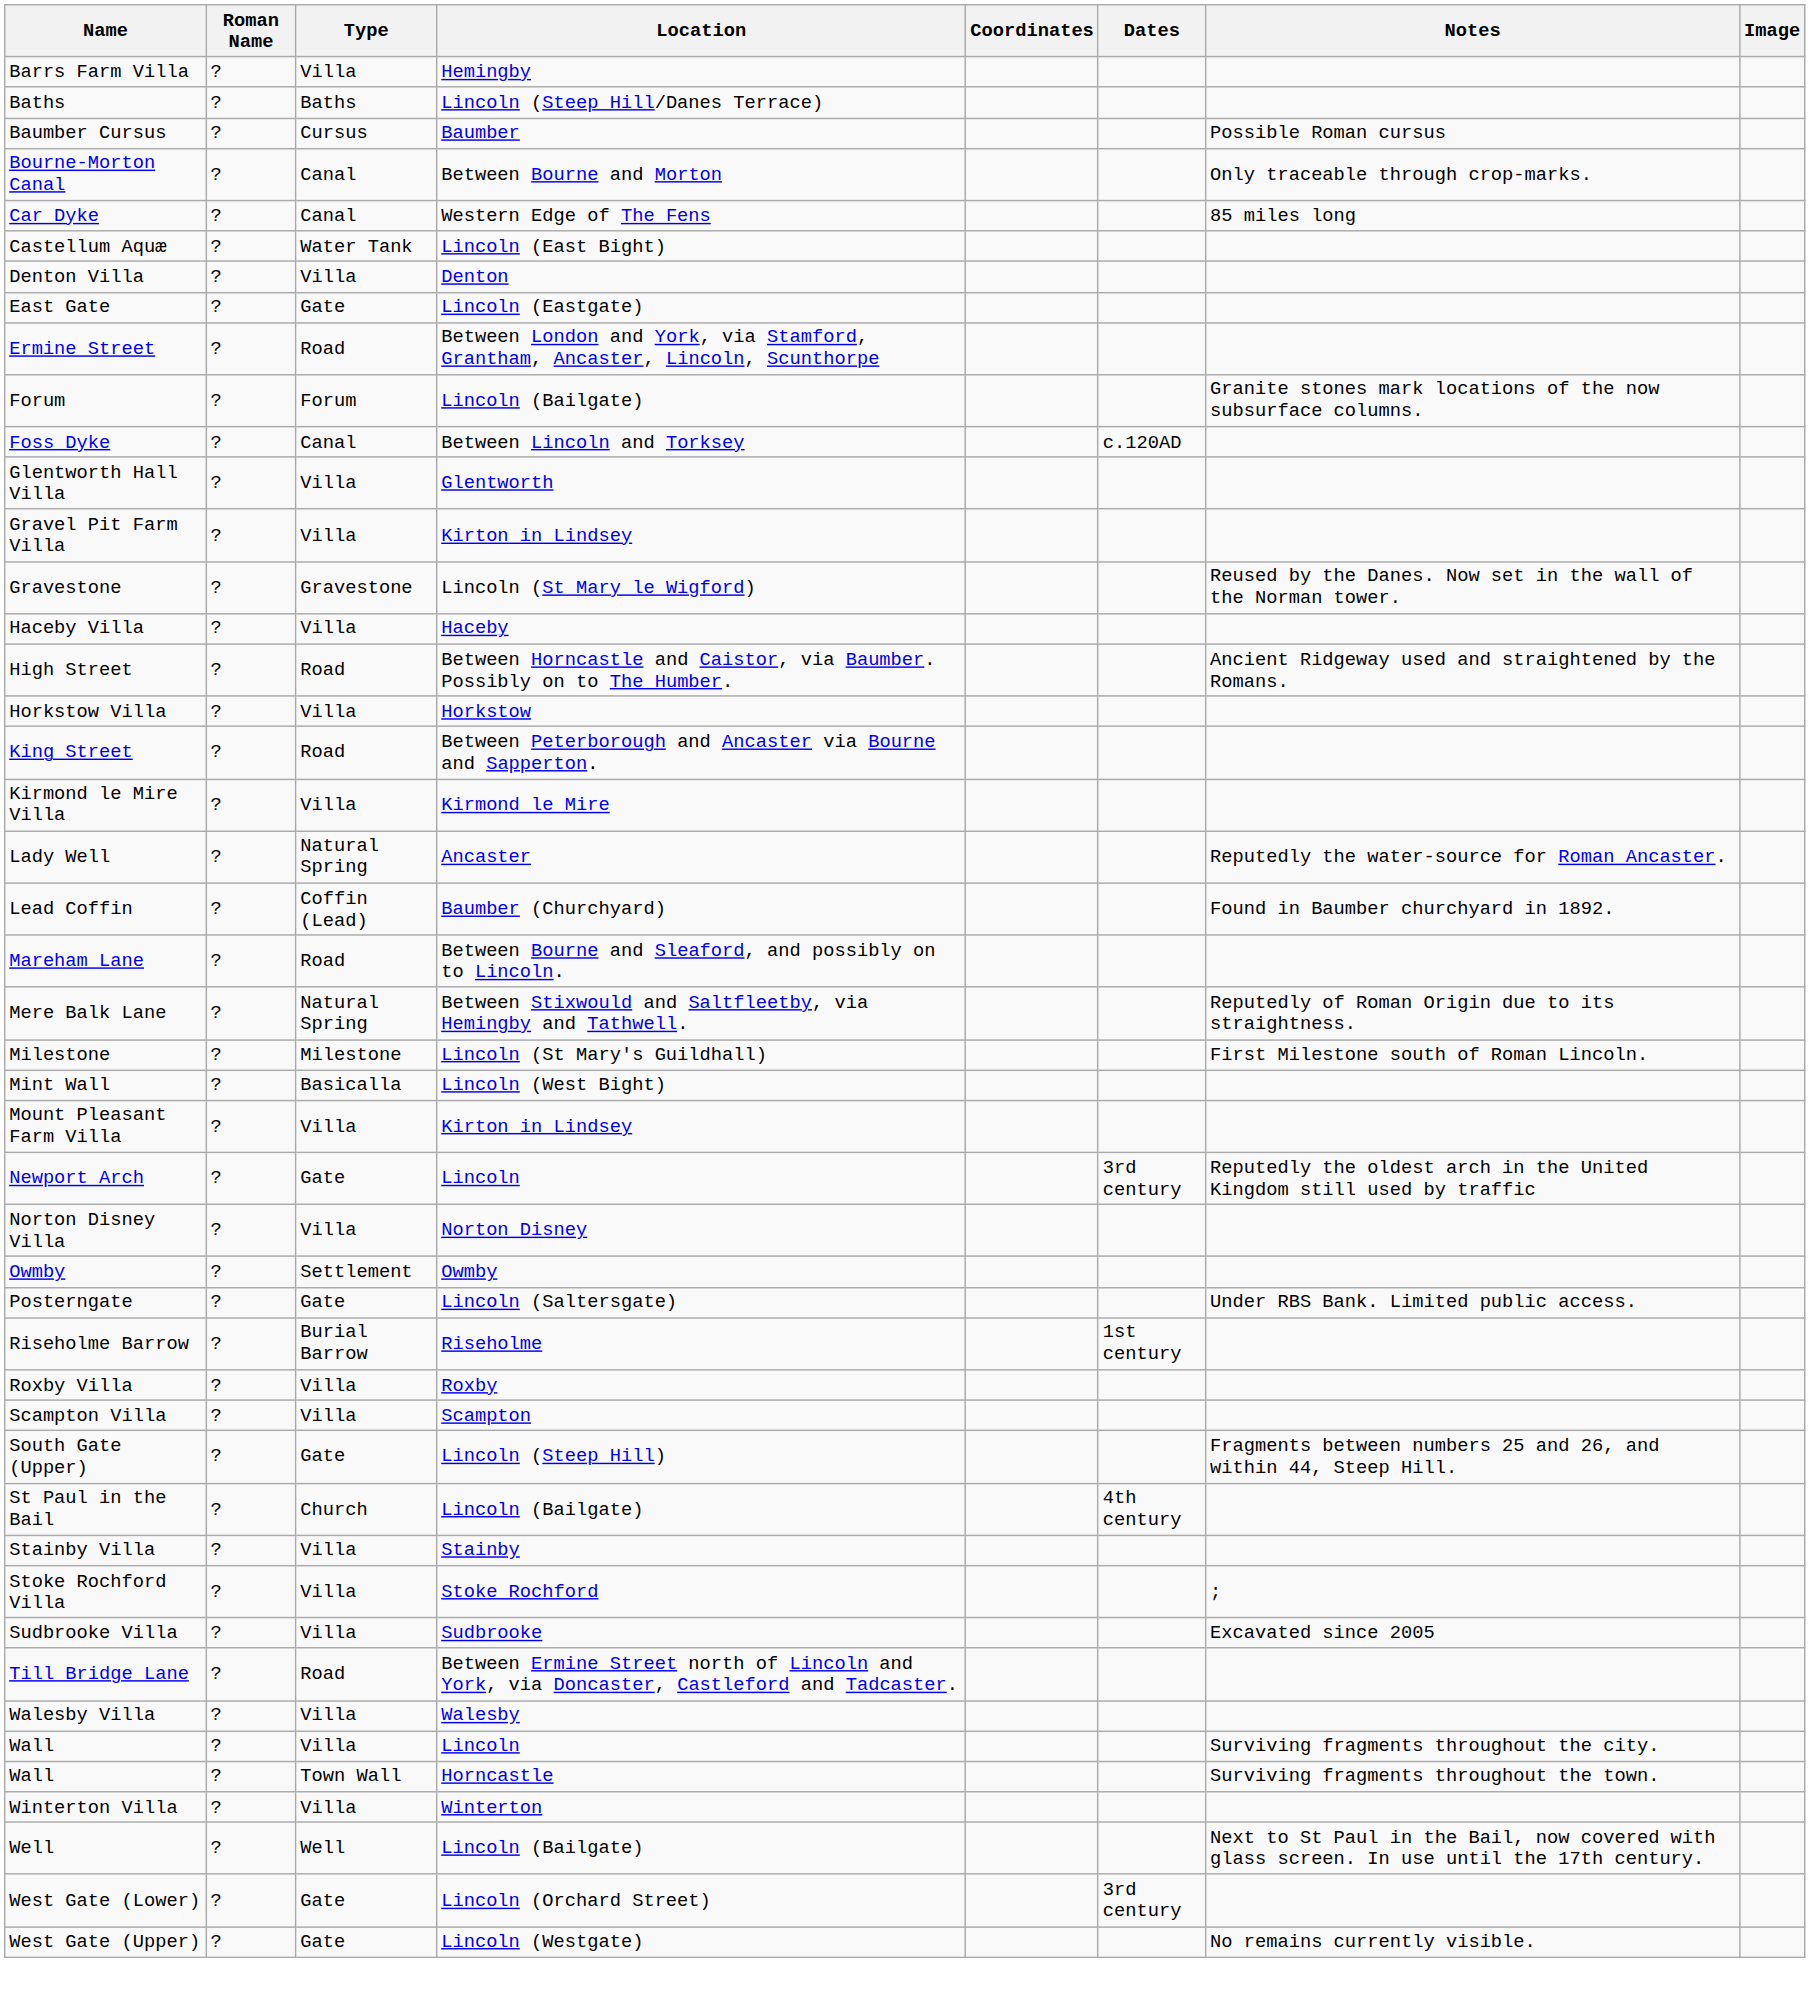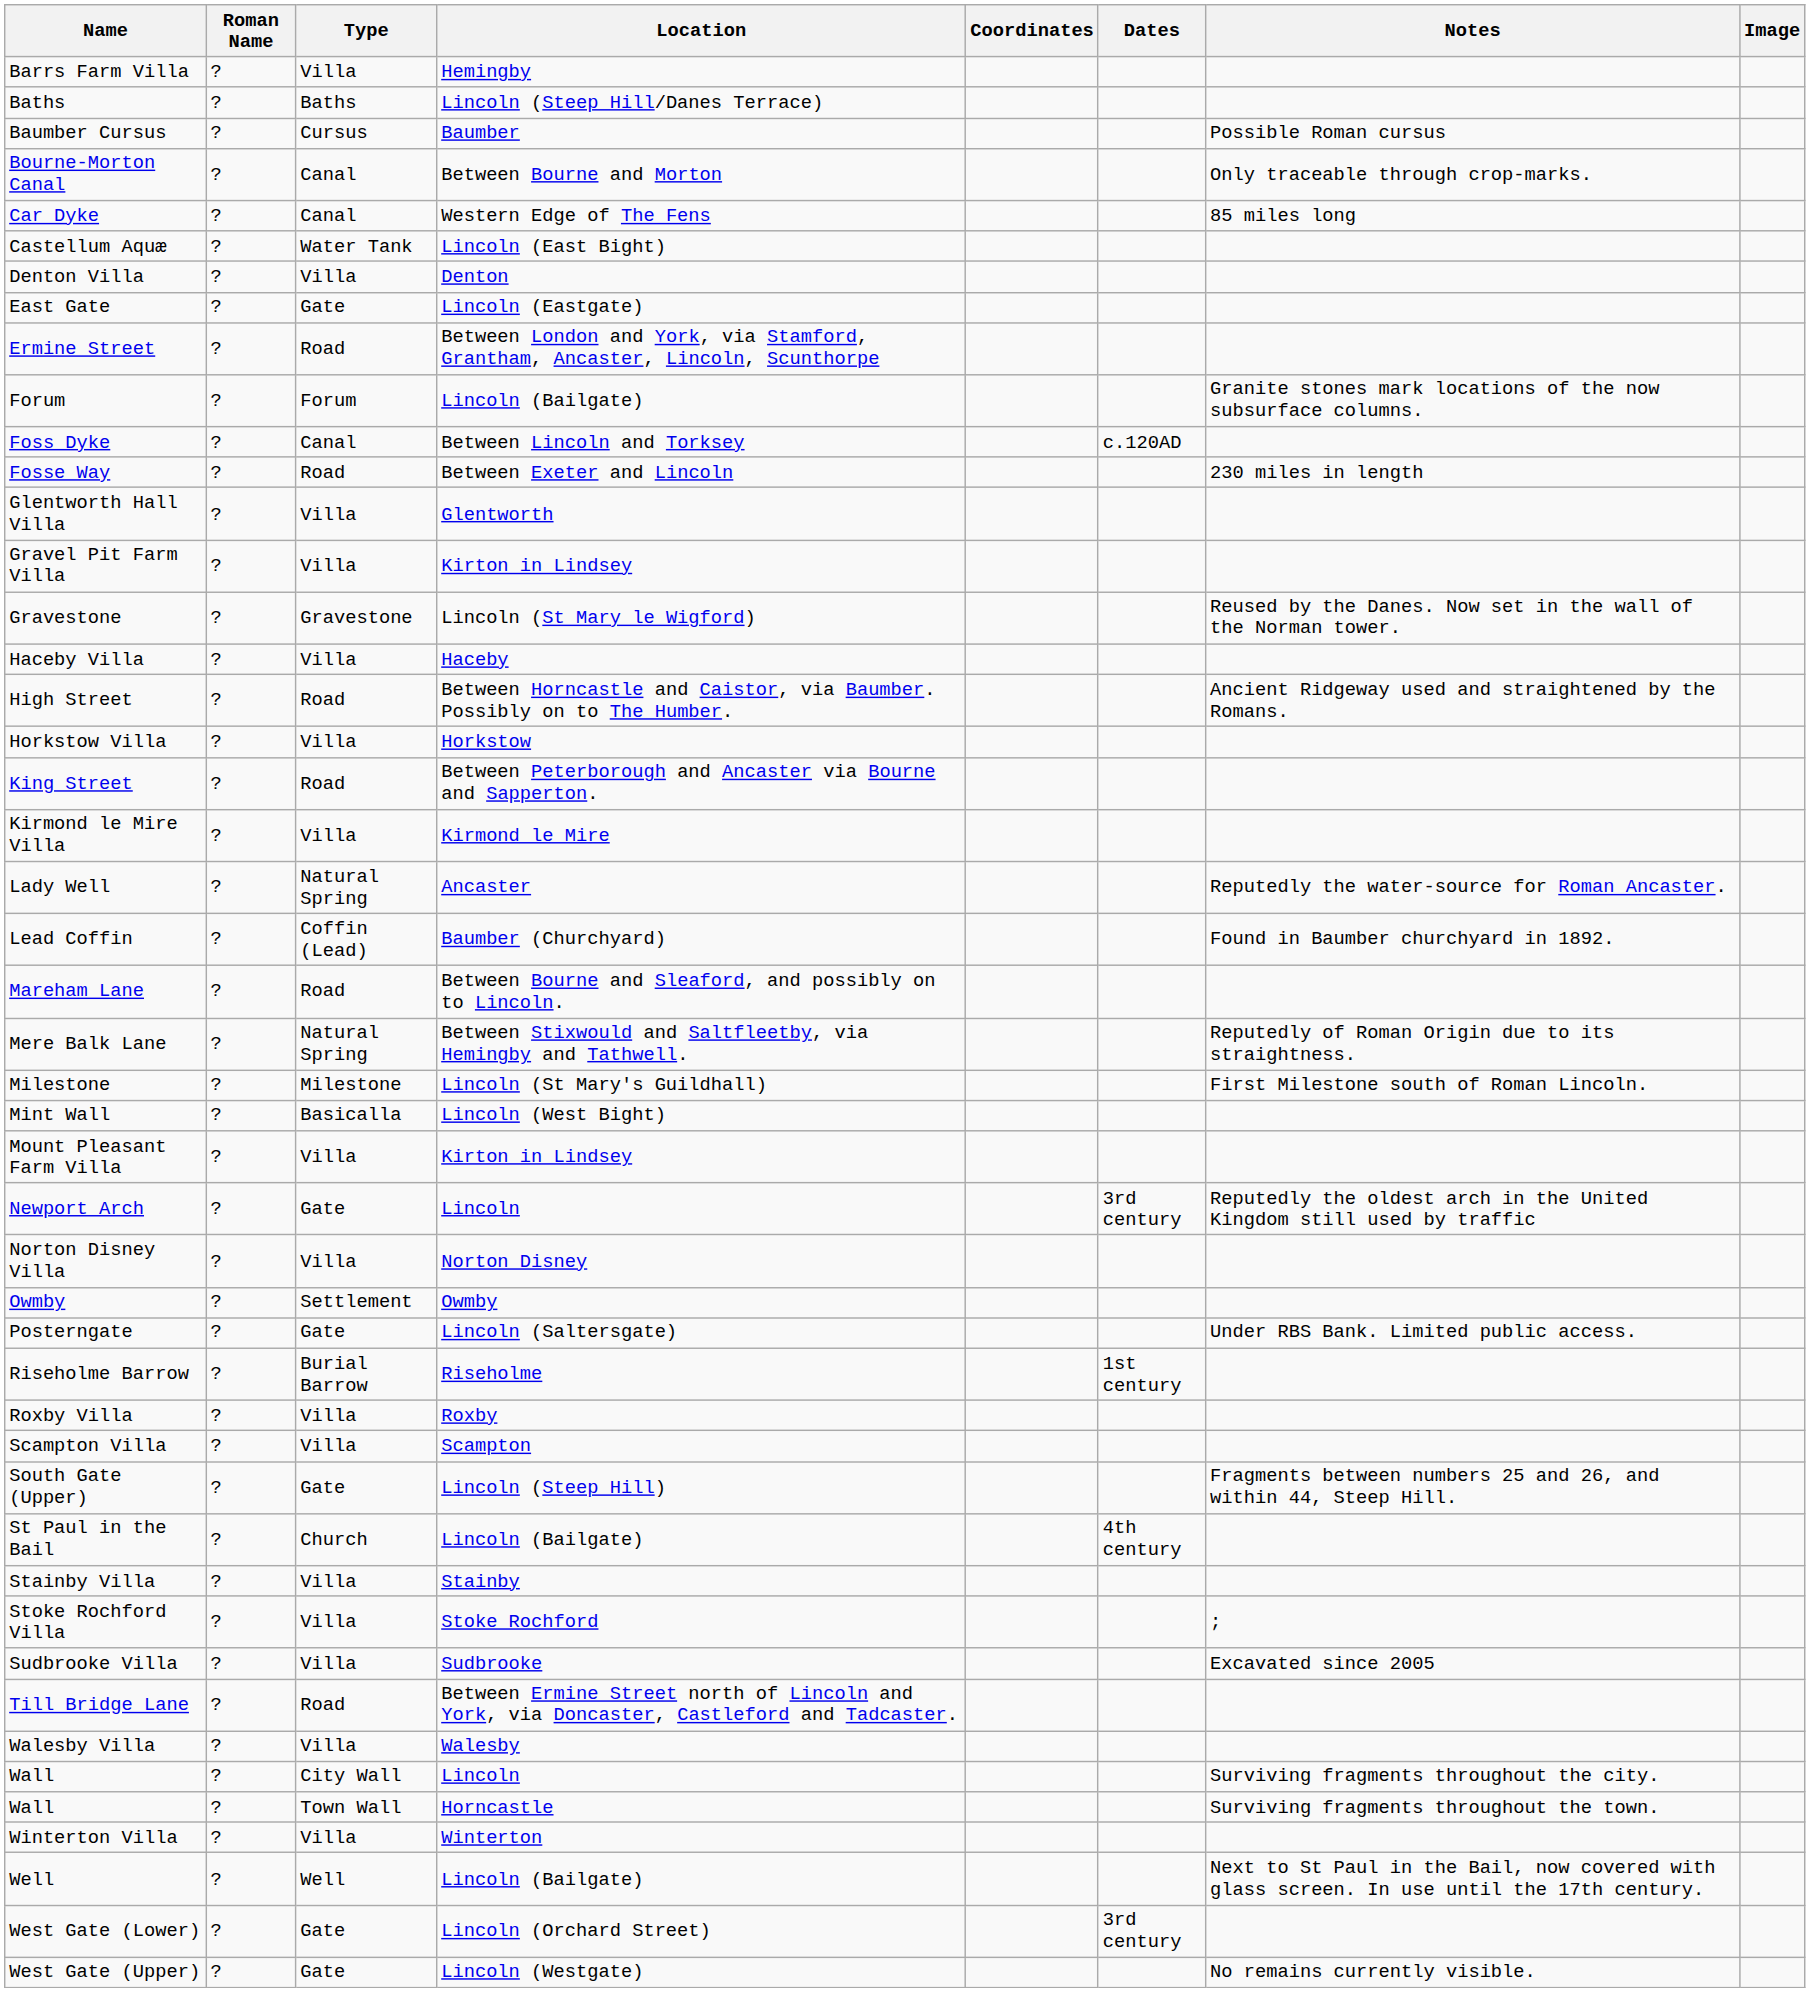+ row: (60, 472)
(328, 1746) Villa -> (351, 1777) City Wall
